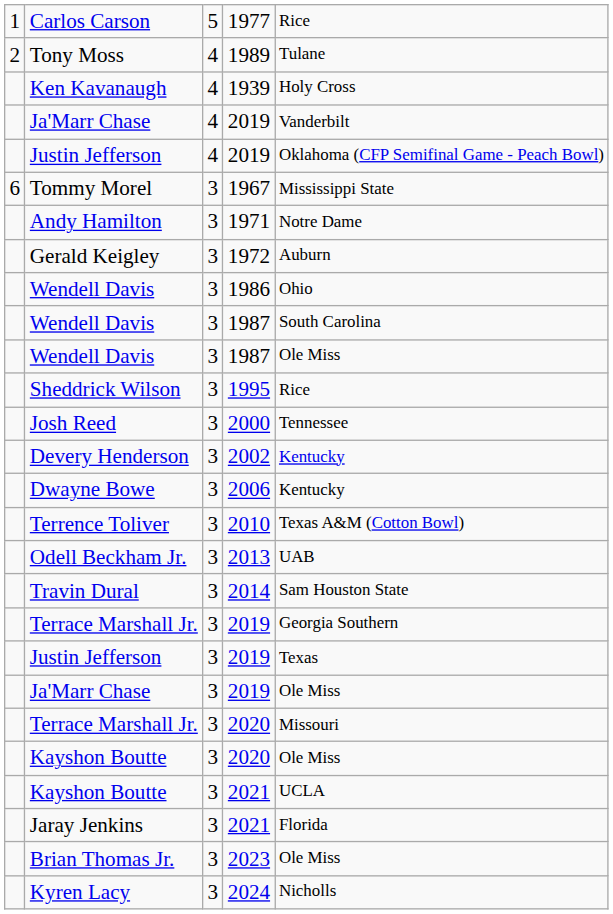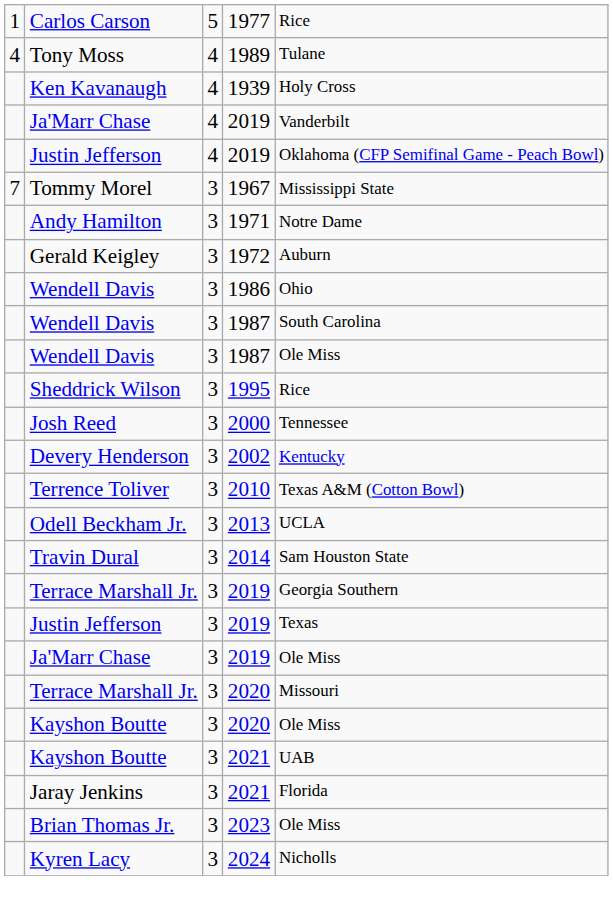(15, 54) 2 -> (15, 54) 4
(15, 188) 6 -> (15, 188) 7
- row: (92, 490)
(297, 557) UAB -> (302, 523) UCLA
(302, 791) UCLA -> (297, 758) UAB
